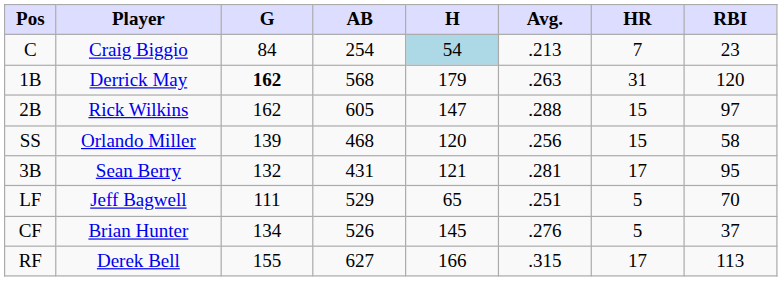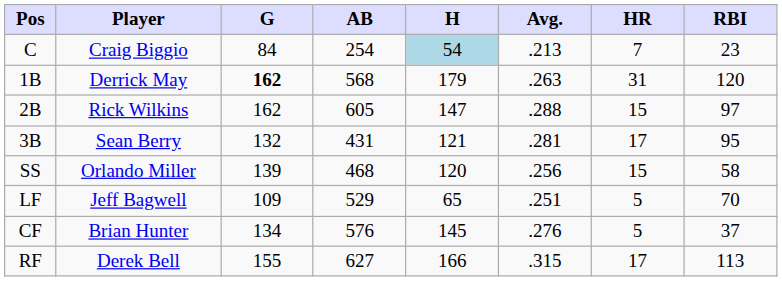rows swapped: (30, 140) <-> (30, 170)
(267, 200) 111 -> (267, 200) 109
(360, 230) 526 -> (360, 230) 576
